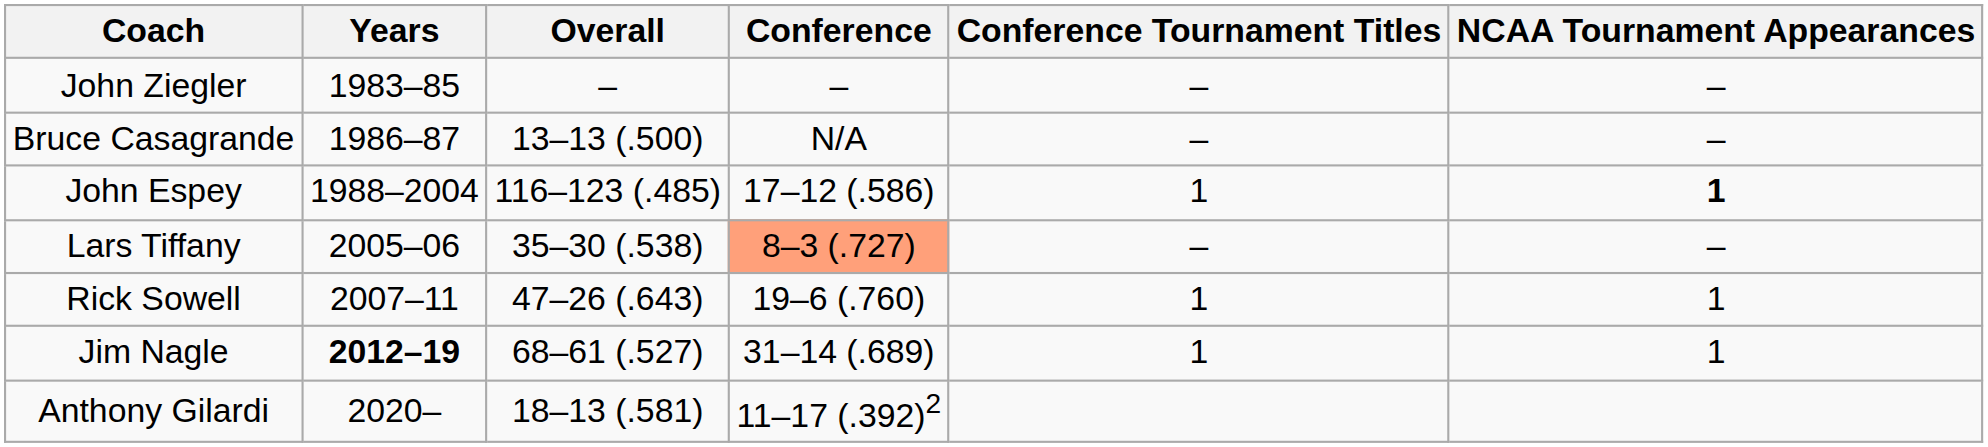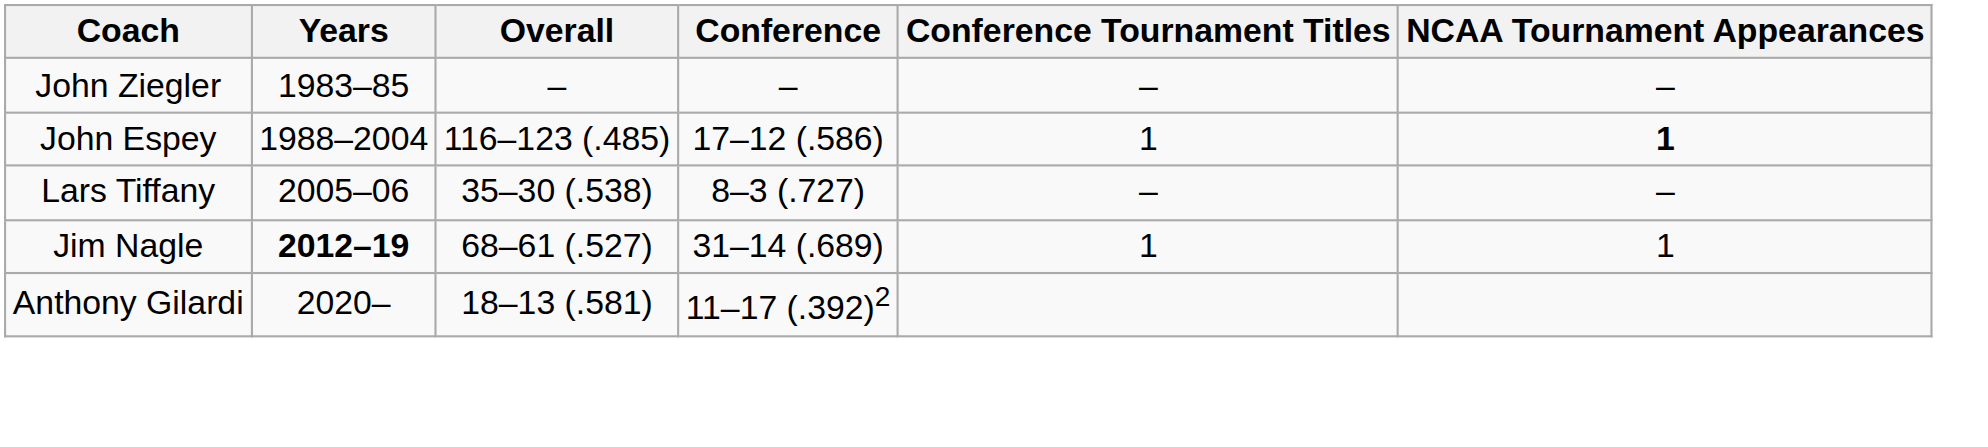- row: (154, 138)
(839, 245) lightsalmon background -> (788, 191) no background
- row: (154, 298)
